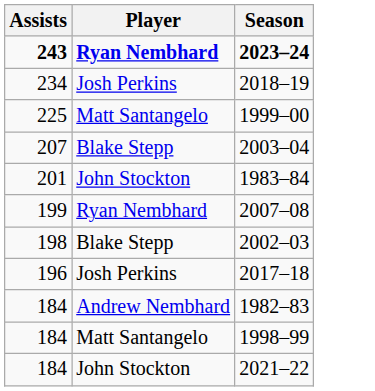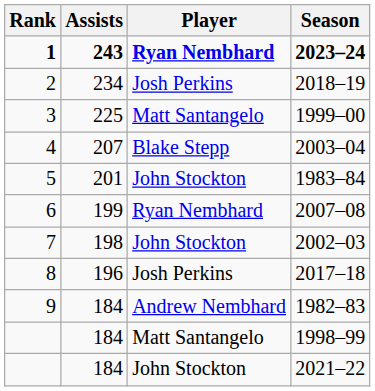+ column: (33, 20)
(125, 242) Blake Stepp -> (189, 242) John Stockton
